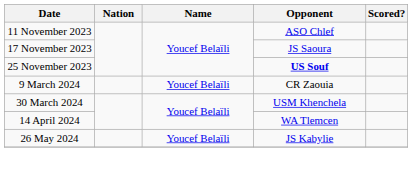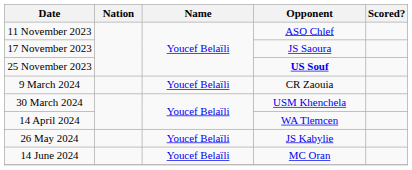+ row: (49, 156)
